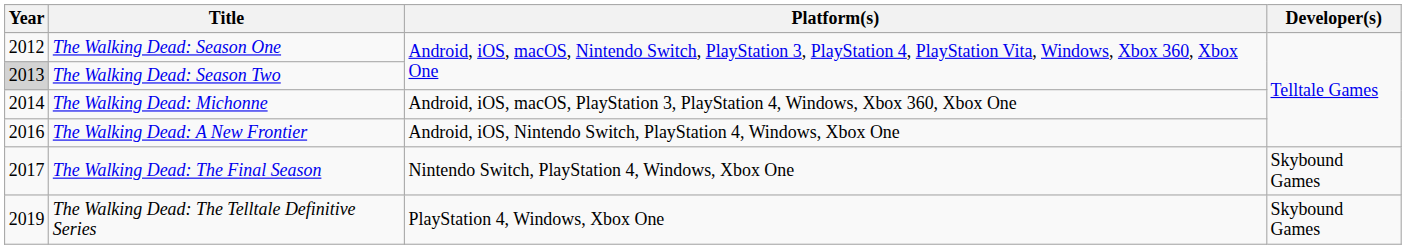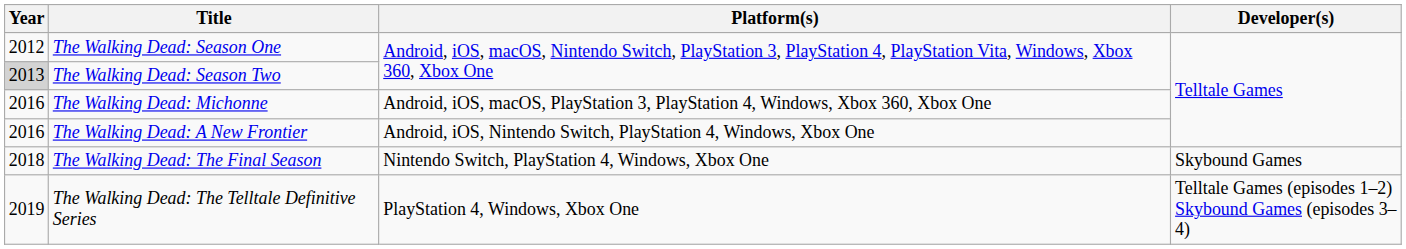(27, 103) 2014 -> (27, 103) 2016
(27, 170) 2017 -> (27, 160) 2018
(1307, 219) Skybound Games -> (1286, 209) Telltale Games (episodes 1–2) Skybound Games (episodes 3–4)
